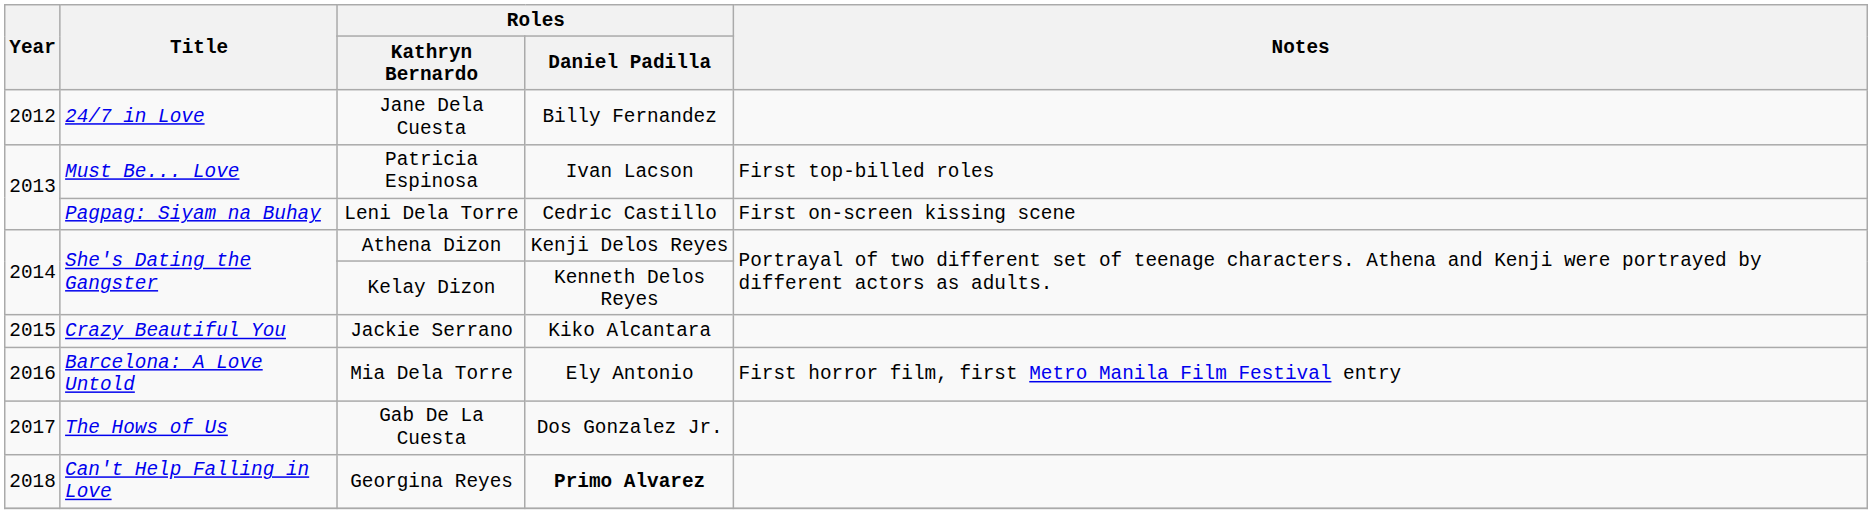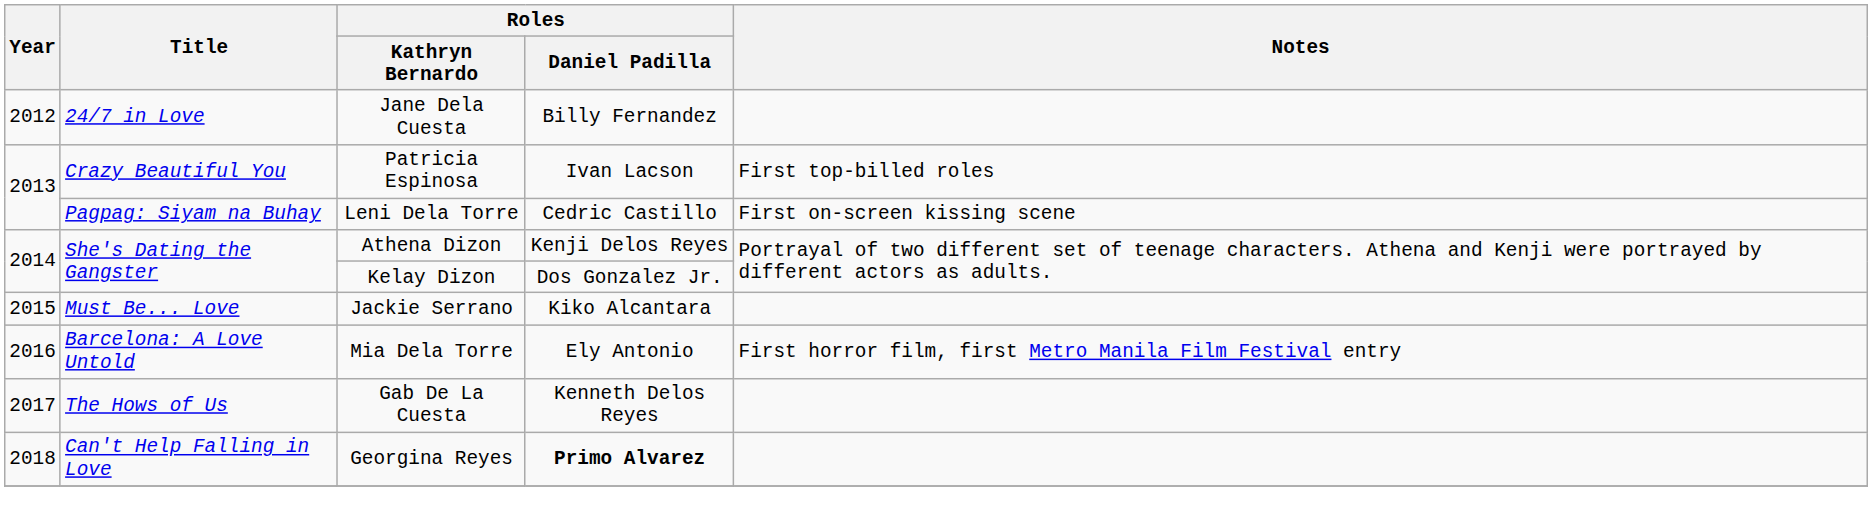(152, 171) Must Be... Love -> (176, 171) Crazy Beautiful You
(630, 288) Kenneth Delos Reyes -> (630, 277) Dos Gonzalez Jr.
(176, 331) Crazy Beautiful You -> (152, 309) Must Be... Love
(630, 428) Dos Gonzalez Jr. -> (630, 405) Kenneth Delos Reyes
